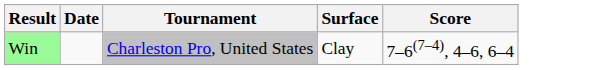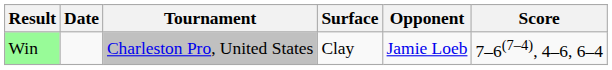+ column: (427, 18)
